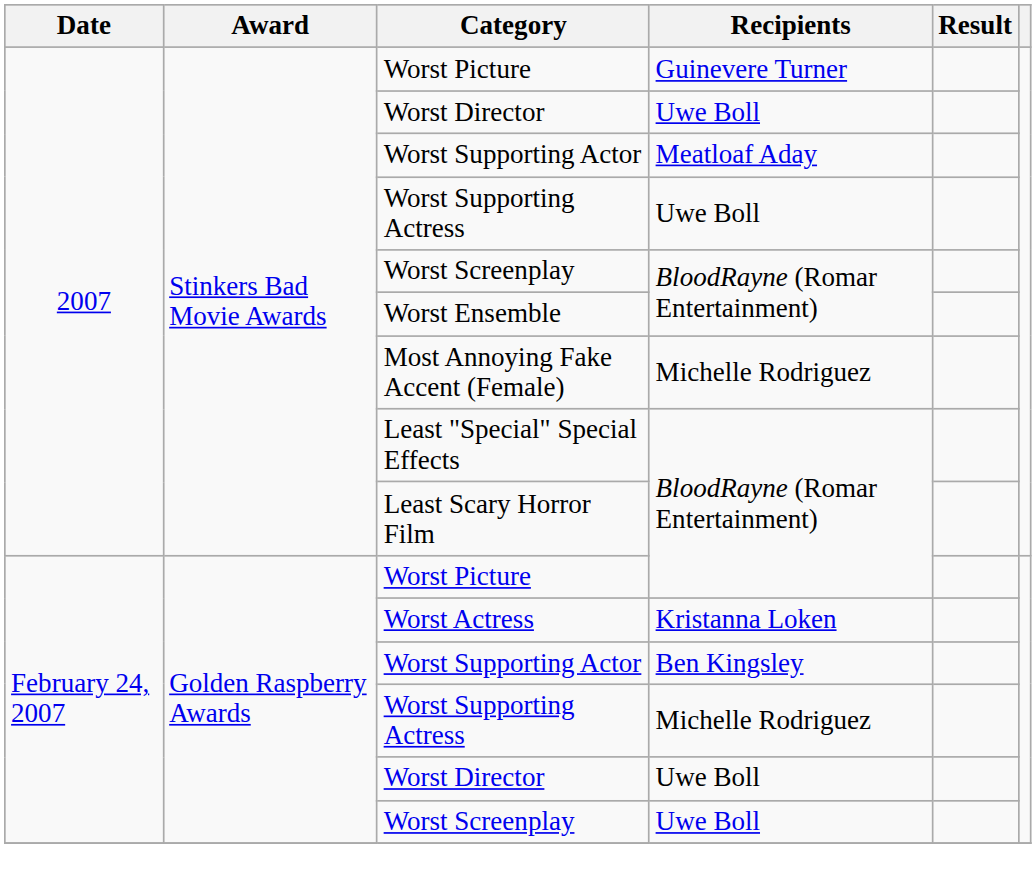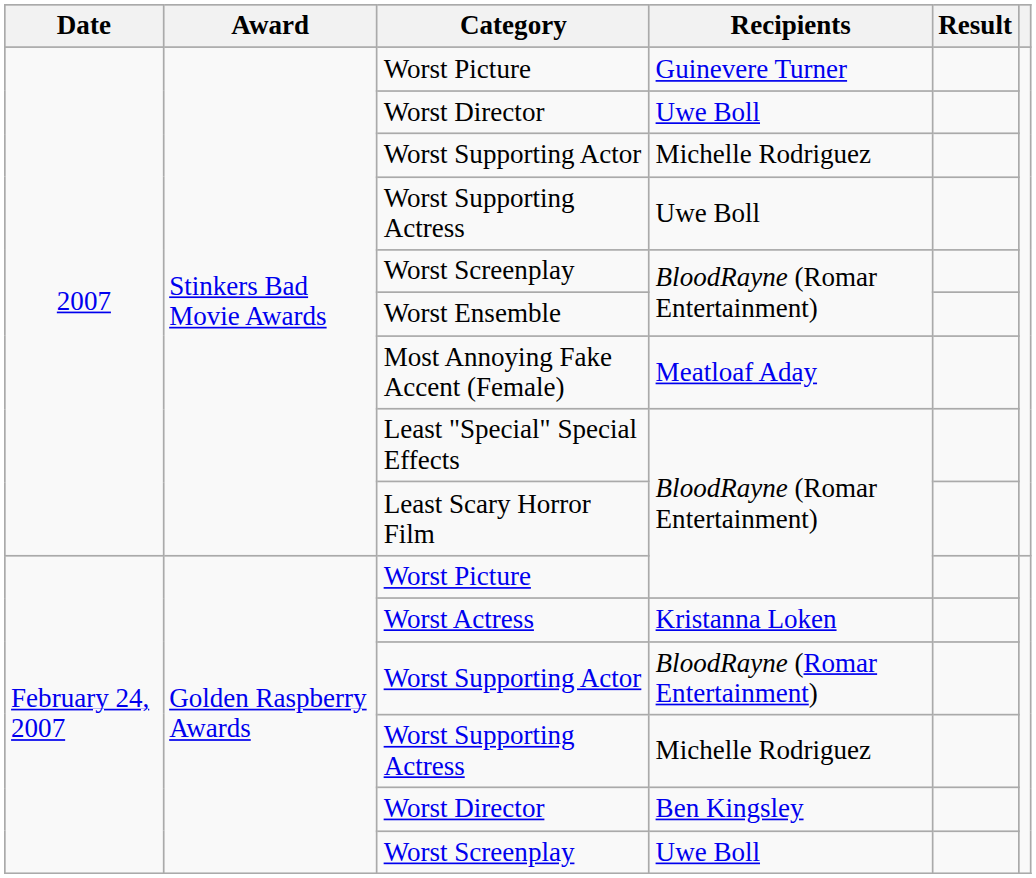(736, 154) Meatloaf Aday -> (763, 154) Michelle Rodriguez
(763, 371) Michelle Rodriguez -> (736, 371) Meatloaf Aday
(730, 662) Ben Kingsley -> (766, 677) BloodRayne (Romar Entertainment)
(708, 778) Uwe Boll -> (730, 808) Ben Kingsley
